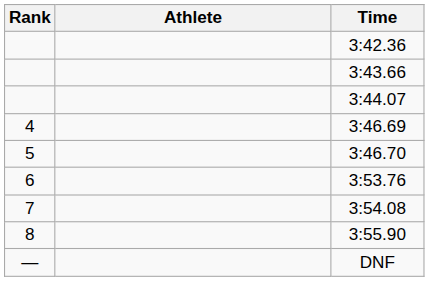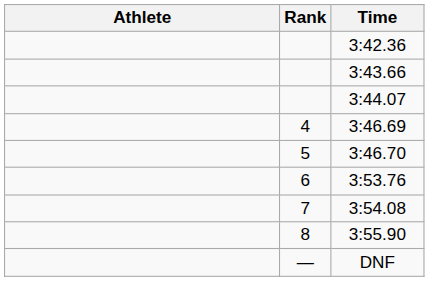columns swapped: (30, 18) <-> (193, 18)
